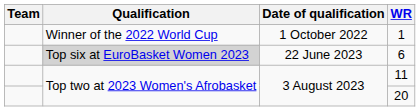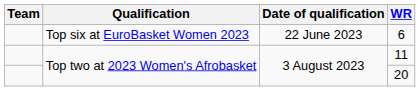- row: (401, 34)
(147, 55) lightgrey background -> (147, 34) no background
